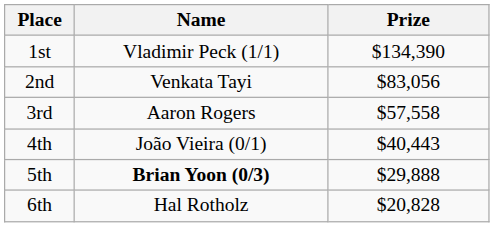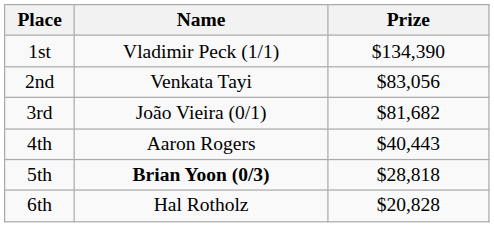(201, 112) Aaron Rogers -> (201, 112) João Vieira (0/1)
(408, 112) $57,558 -> (408, 112) $81,682
(201, 143) João Vieira (0/1) -> (201, 143) Aaron Rogers
(408, 174) $29,888 -> (408, 174) $28,818
